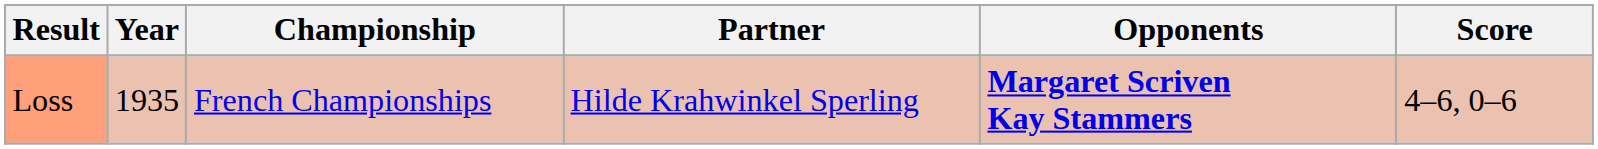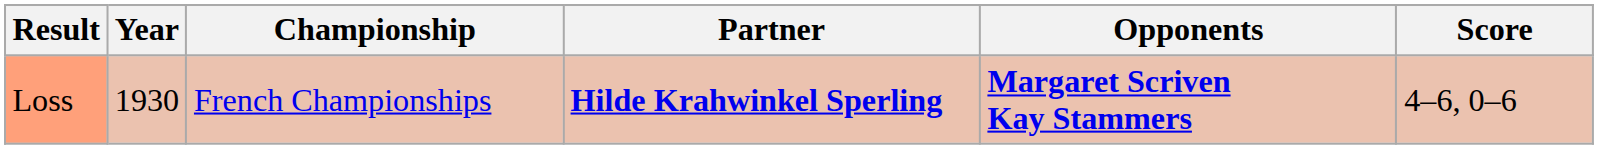(147, 99) 1935 -> (147, 99) 1930
(745, 99) normal -> (756, 99) bold
